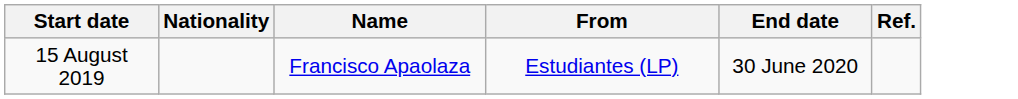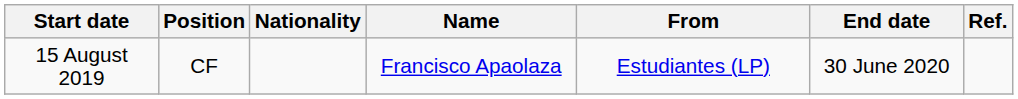+ column: (204, 21)
